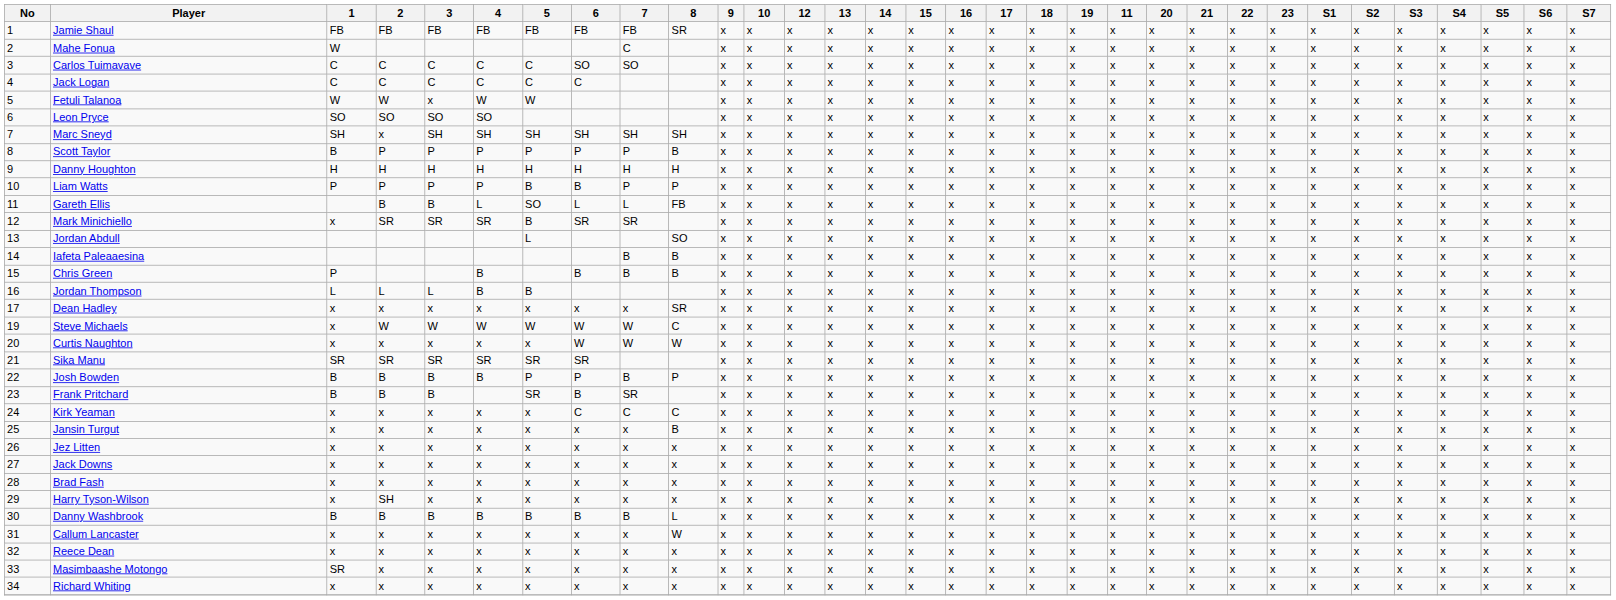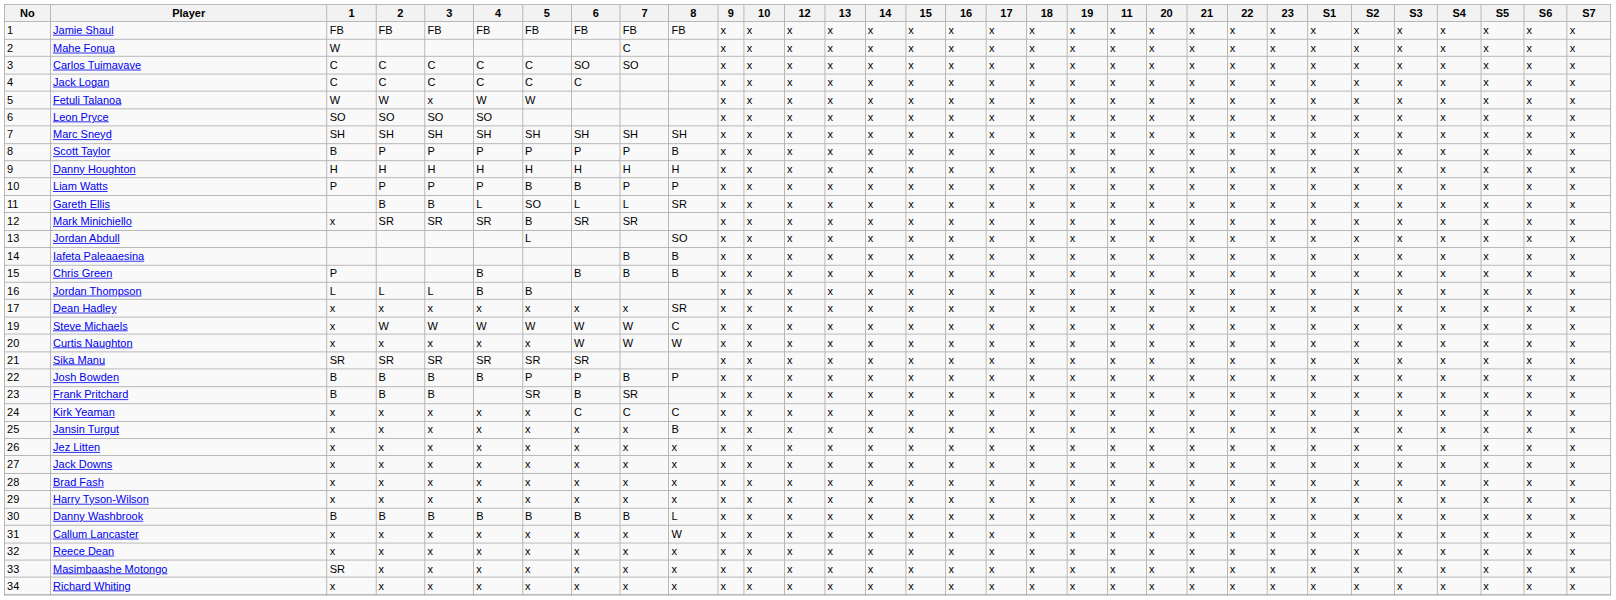(679, 30) SR -> (679, 30) FB
(381, 134) x -> (386, 134) SH
(679, 204) FB -> (679, 204) SR
(386, 499) SH -> (381, 499) x
